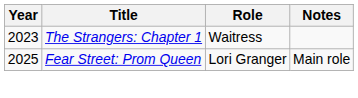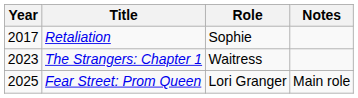+ row: (78, 37)
